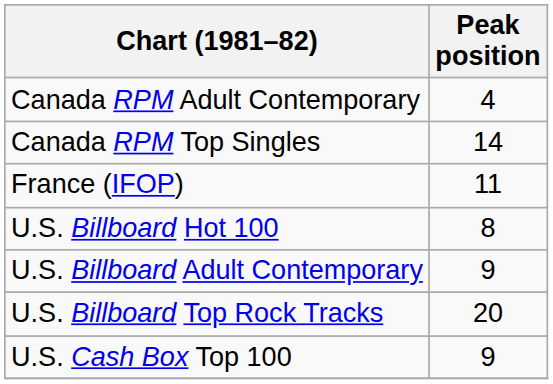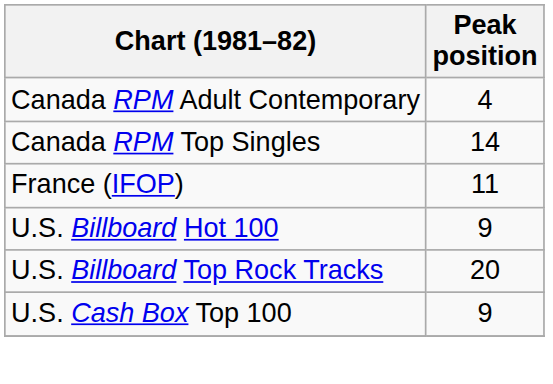(488, 227) 8 -> (485, 227) 9
- row: (217, 270)
